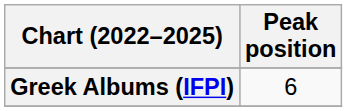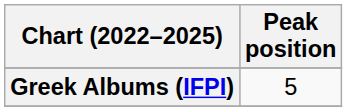(291, 86) 6 -> (291, 86) 5
